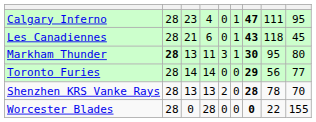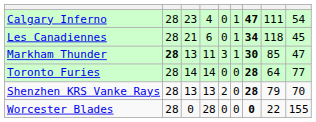(299, 19) 95 -> (299, 19) 54
(252, 37) 43 -> (252, 37) 34
(273, 55) 95 -> (273, 55) 85
(299, 55) 80 -> (299, 55) 47
(252, 73) 29 -> (252, 73) 28
(273, 73) 56 -> (273, 73) 64
(273, 91) 78 -> (273, 91) 79
